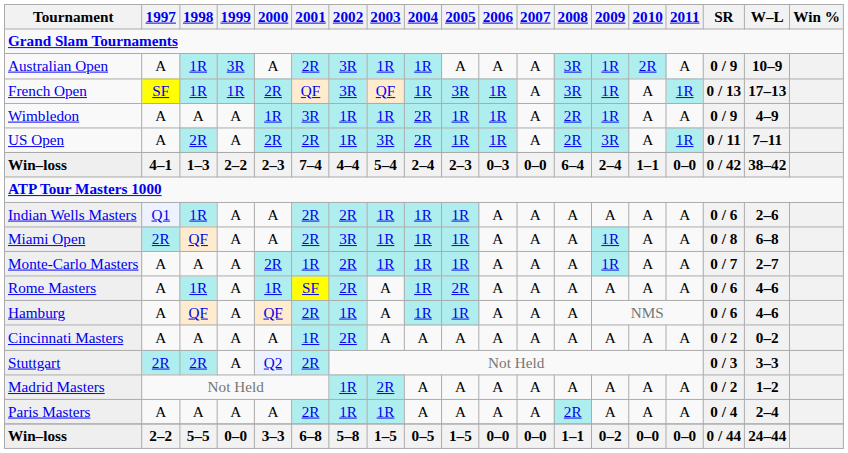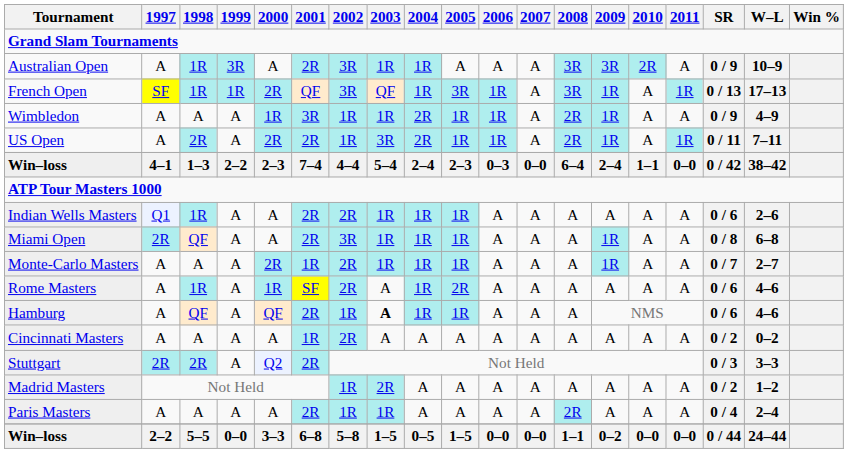(610, 65) 1R -> (610, 65) 3R
(610, 139) 3R -> (610, 139) 1R
(385, 312) normal -> (385, 312) bold
